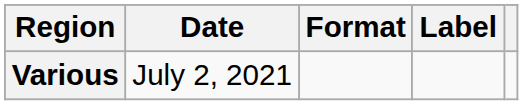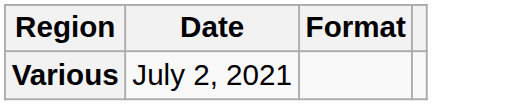- column: (458, 27)
